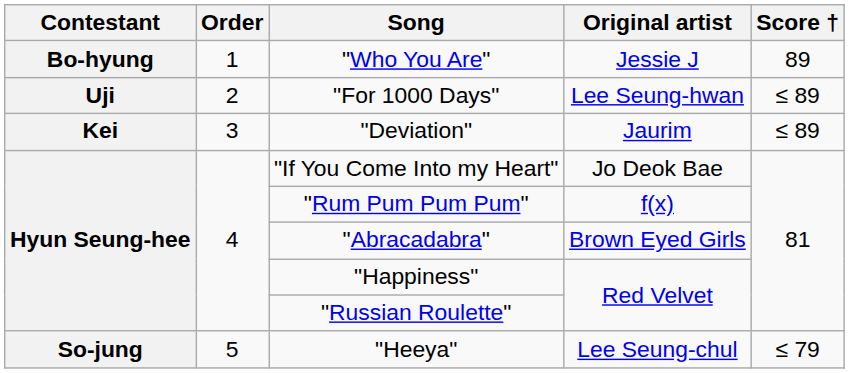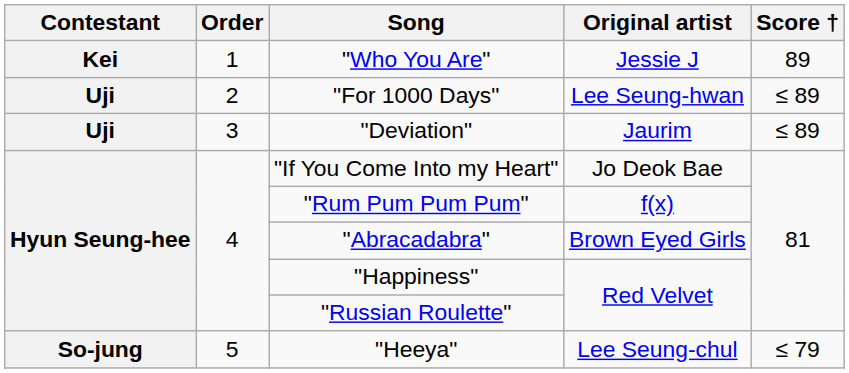(100, 58) Bo-hyung -> (100, 58) Kei
(100, 131) Kei -> (100, 131) Uji
